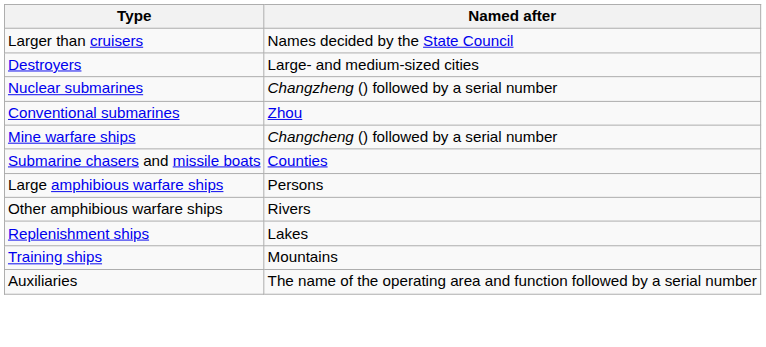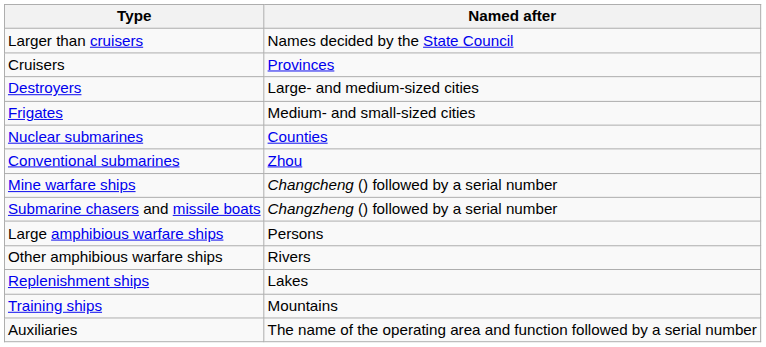+ row: (36, 64)
+ row: (35, 112)
(413, 88) Changzheng () followed by a serial number -> (298, 137) Counties
(298, 161) Counties -> (413, 209) Changzheng () followed by a serial number
